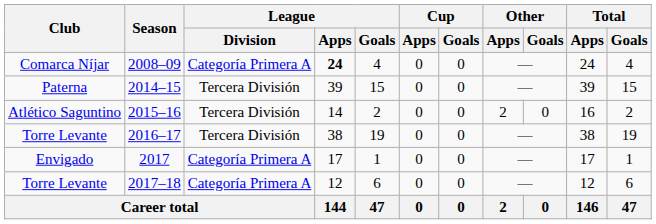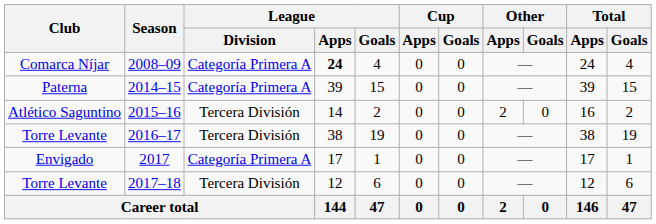(249, 87) Tercera División -> (249, 87) Categoría Primera A
(249, 183) Categoría Primera A -> (249, 183) Tercera División
